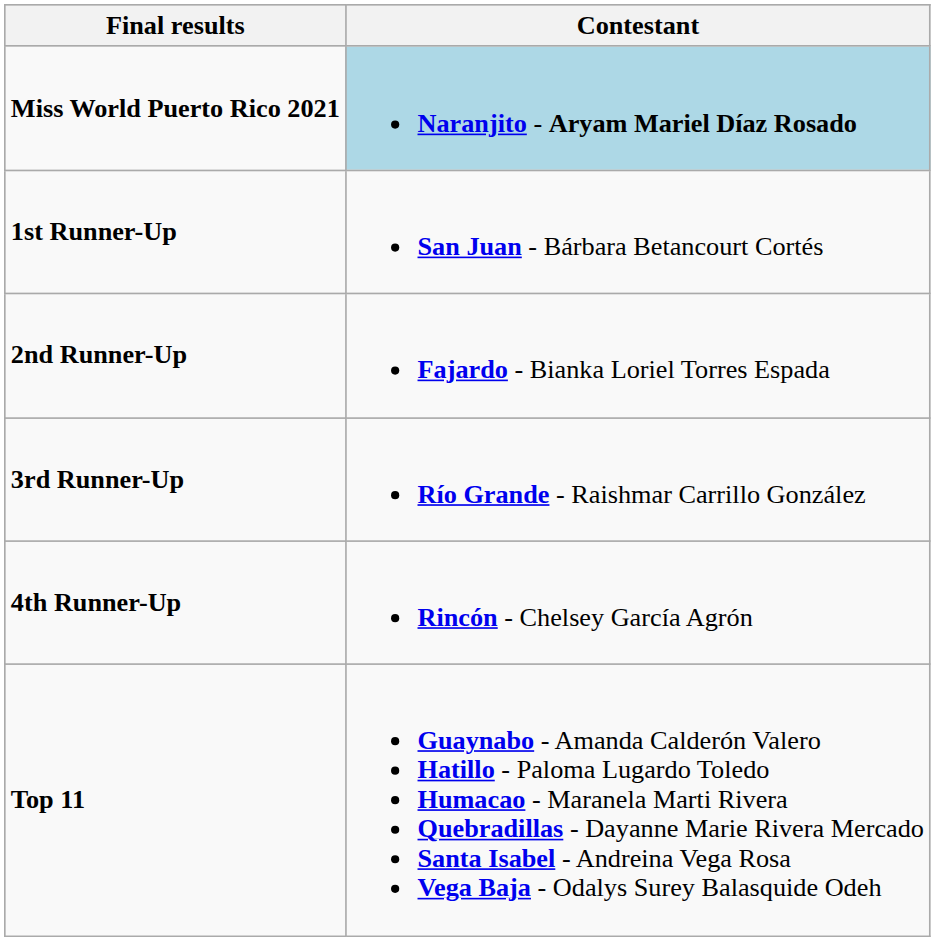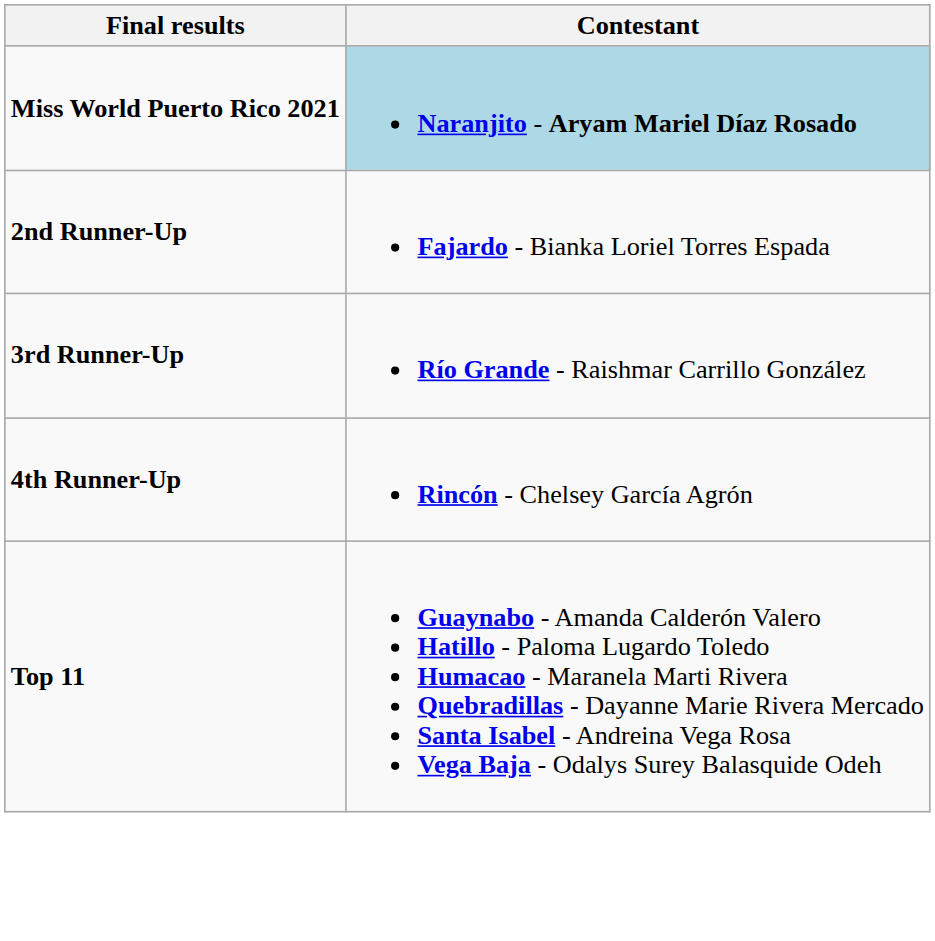- row: (94, 231)
